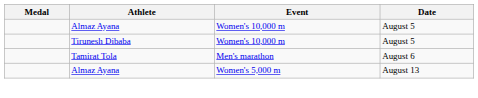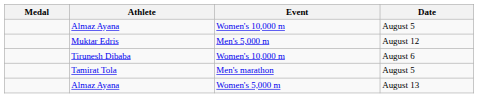+ row: (95, 41)
(398, 41) August 5 -> (398, 56) August 6
(398, 56) August 6 -> (398, 71) August 5
